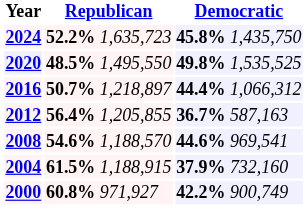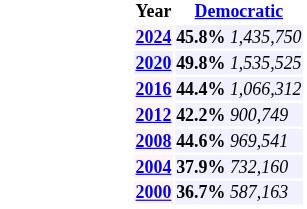- column: (109, 10)
(232, 114) 36.7% 587,163 -> (232, 114) 42.2% 900,749
(232, 192) 42.2% 900,749 -> (232, 192) 36.7% 587,163
